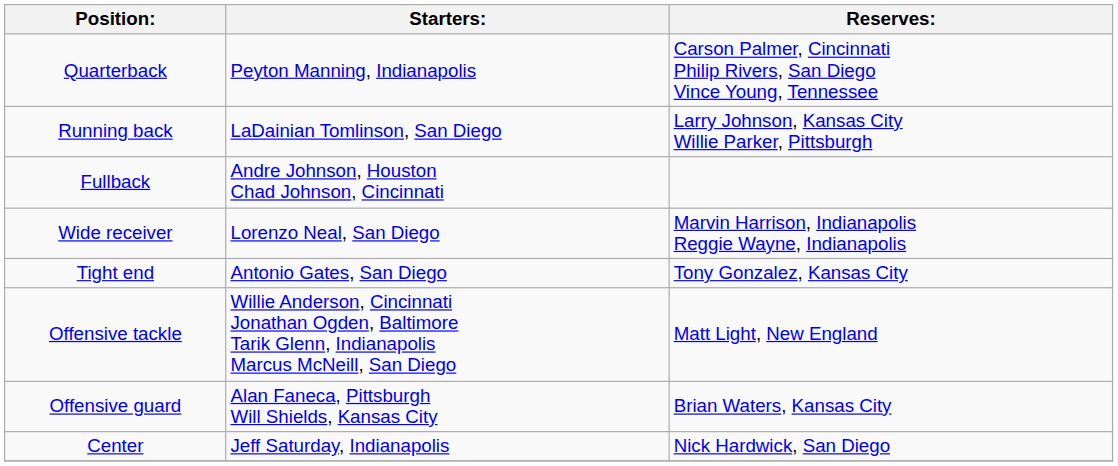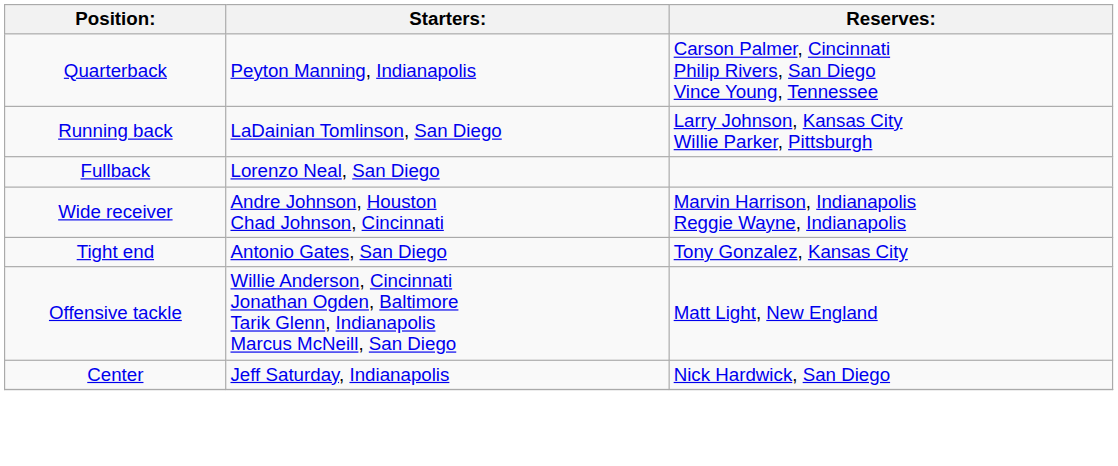(337, 182) Andre Johnson, Houston Chad Johnson, Cincinnati -> (335, 171) Lorenzo Neal, San Diego
(335, 232) Lorenzo Neal, San Diego -> (337, 211) Andre Johnson, Houston Chad Johnson, Cincinnati
- row: (115, 406)
